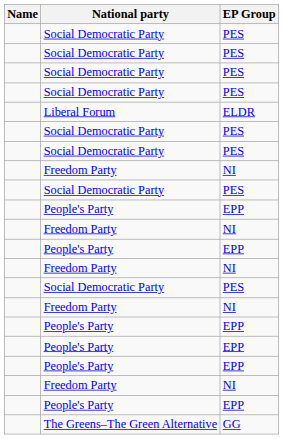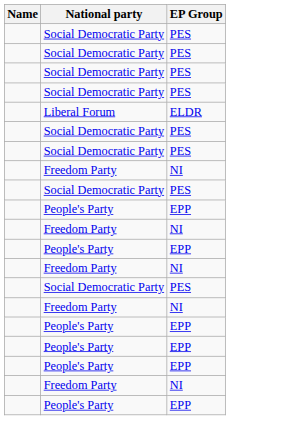- row: (130, 424)
